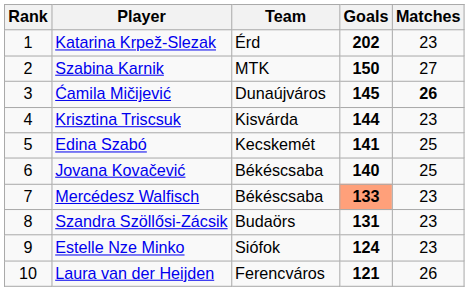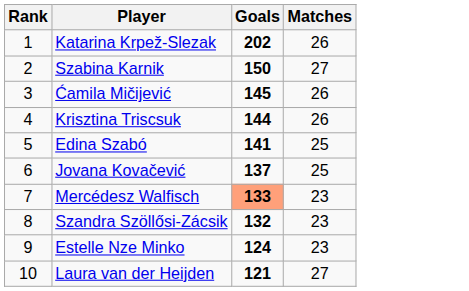- column: (286, 17)
(428, 42) 23 -> (320, 42) 26
(428, 94) bold -> (320, 94) normal
(428, 119) 23 -> (320, 119) 26
(366, 171) 140 -> (258, 171) 137
(366, 222) 131 -> (258, 222) 132
(428, 273) 26 -> (320, 273) 27
